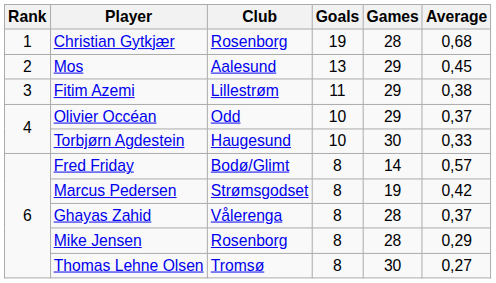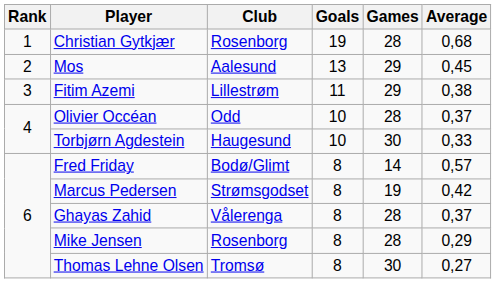(393, 116) 29 -> (393, 116) 28
